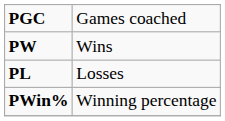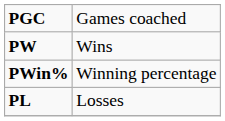rows swapped: (20, 73) <-> (38, 101)
